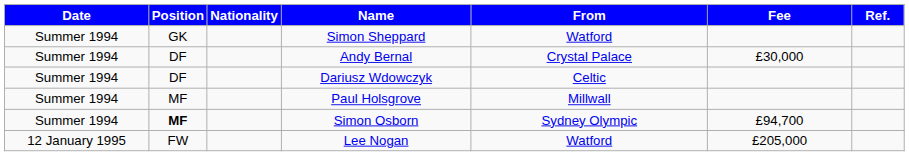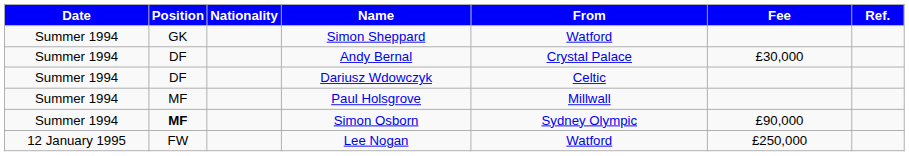(780, 120) £94,700 -> (780, 120) £90,000
(780, 141) £205,000 -> (780, 141) £250,000
